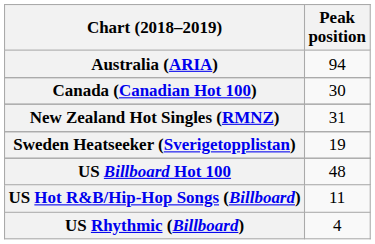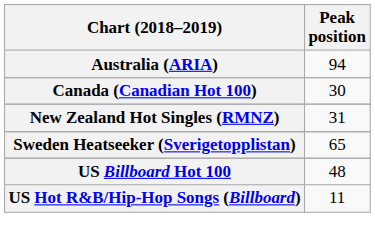(337, 144) 19 -> (337, 144) 65
- row: (155, 225)
